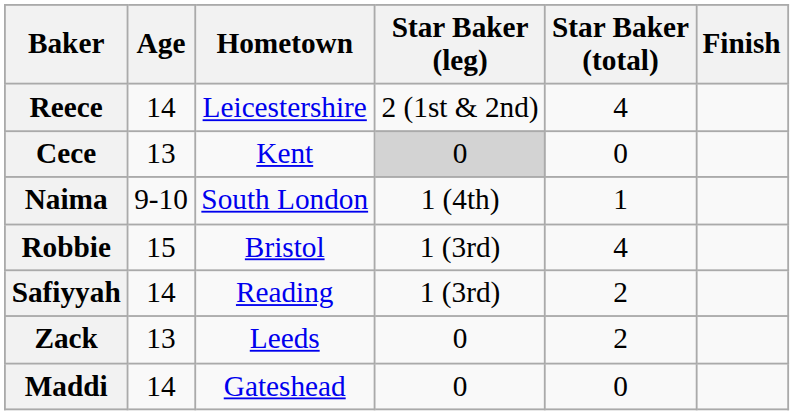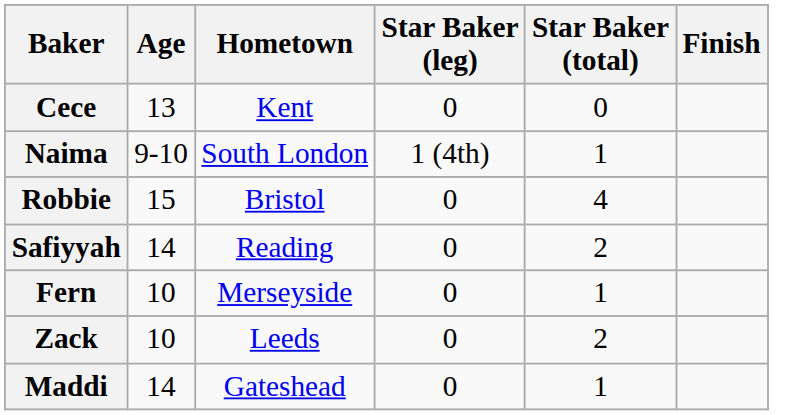- row: (66, 107)
(460, 153) lightgrey background -> (450, 107) no background
(460, 246) 1 (3rd) -> (450, 199) 0
(460, 292) 1 (3rd) -> (450, 246) 0
+ row: (66, 292)
(161, 339) 13 -> (161, 339) 10
(621, 385) 0 -> (600, 385) 1
